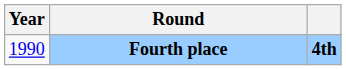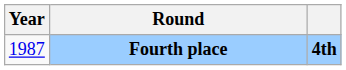(27, 49) 1990 -> (27, 49) 1987
